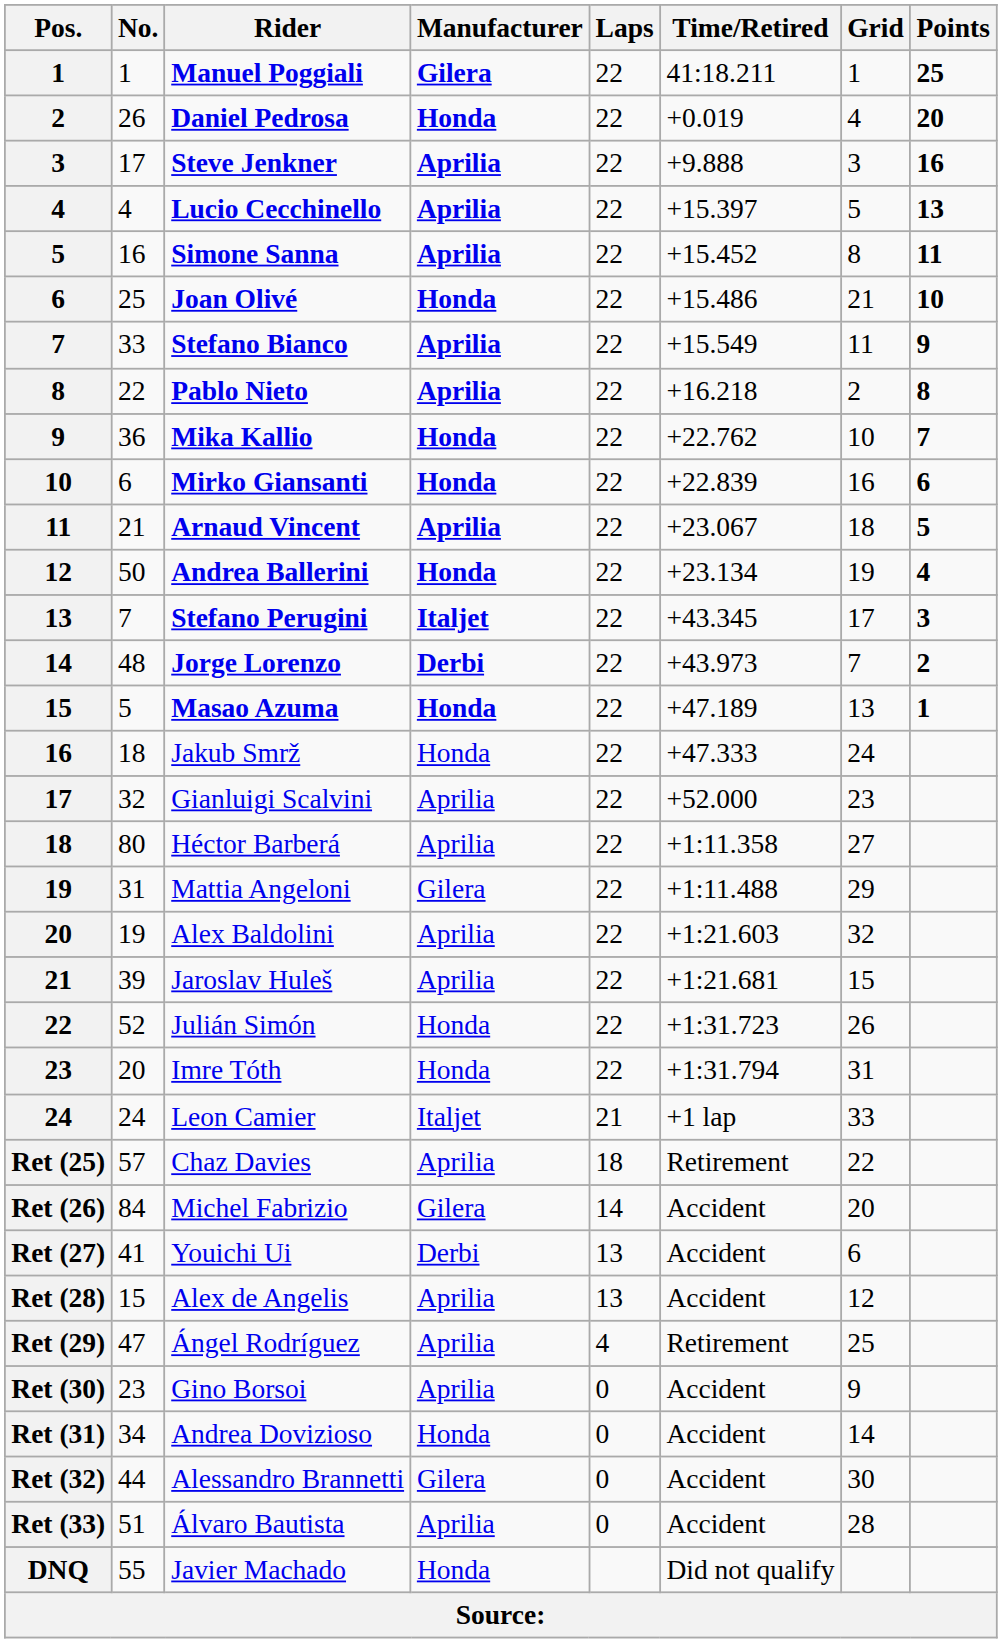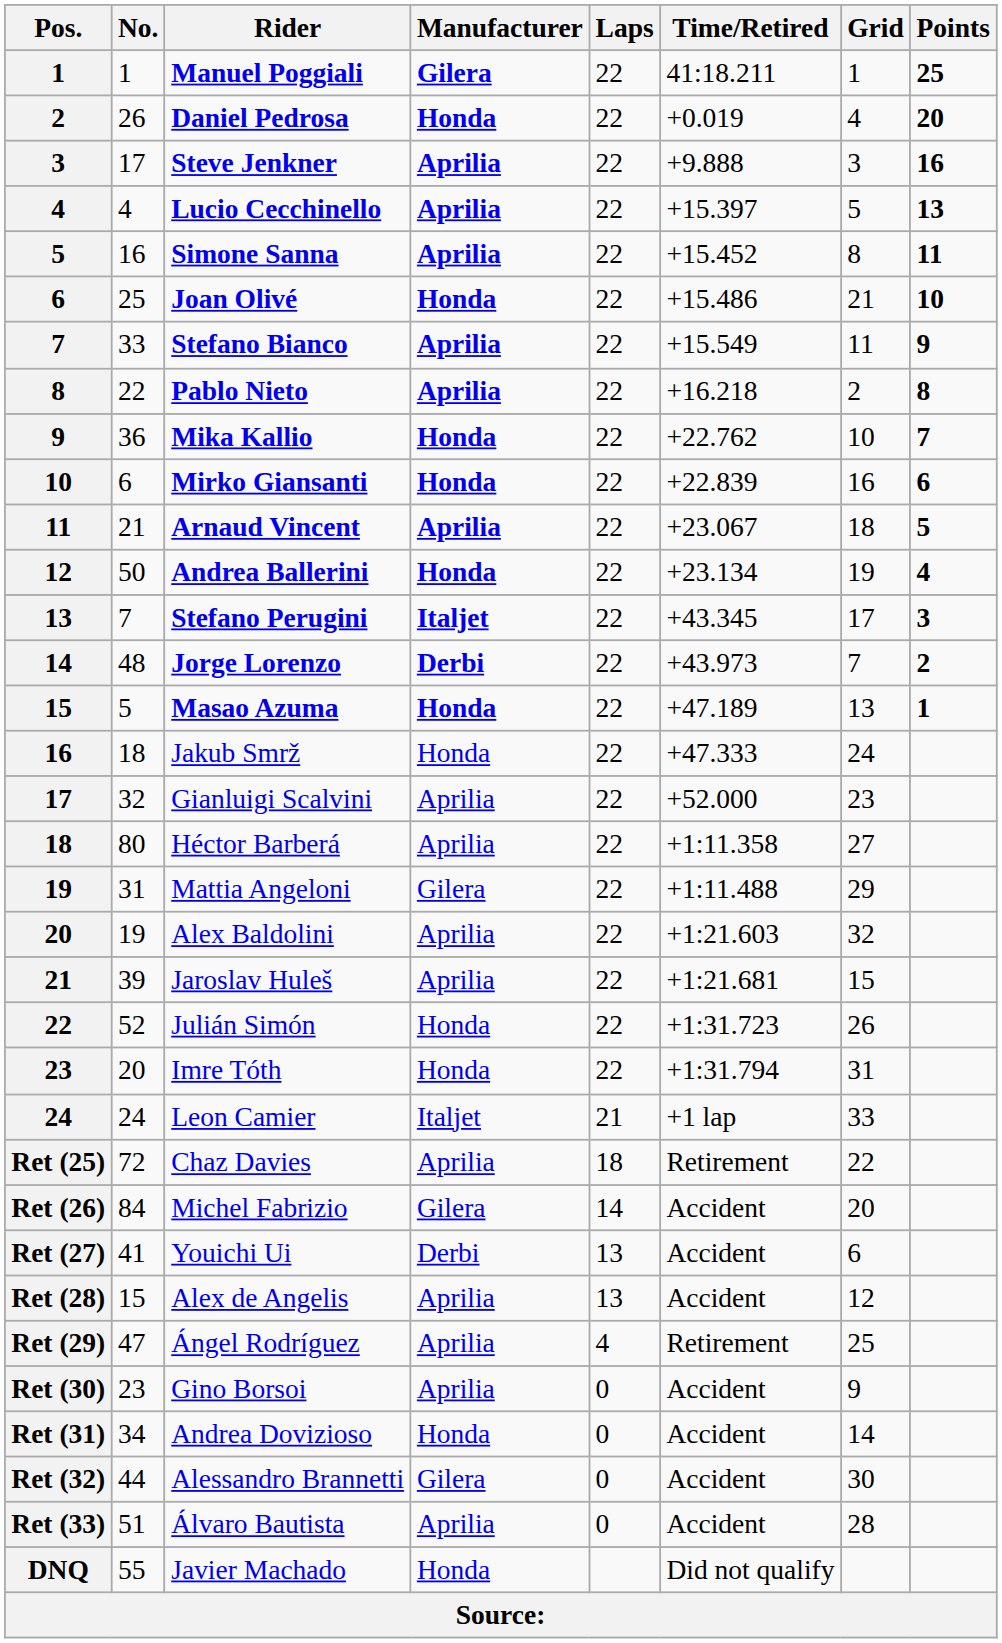(132, 1161) 57 -> (132, 1161) 72
